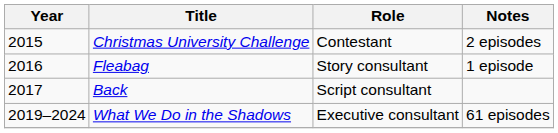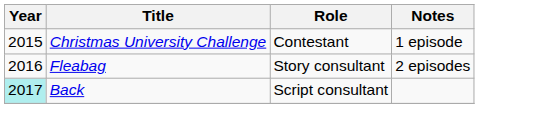(504, 41) 2 episodes -> (429, 41) 1 episode
(500, 66) 1 episode -> (433, 66) 2 episodes
(25, 90) no background -> (25, 90) paleturquoise background
- row: (192, 115)
